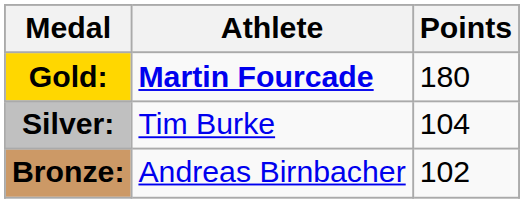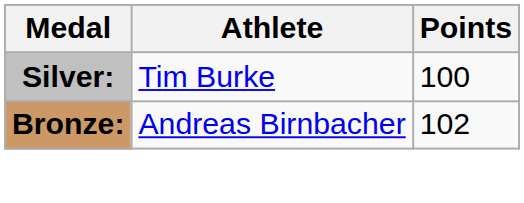- row: (68, 76)
(445, 124) 104 -> (445, 76) 100
